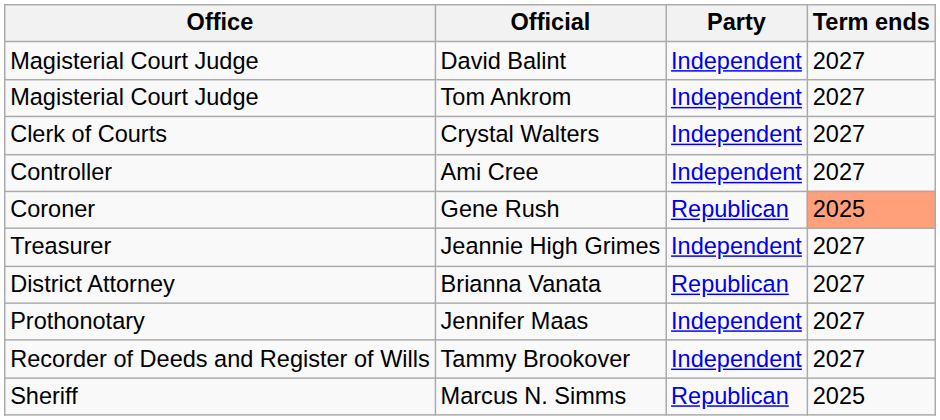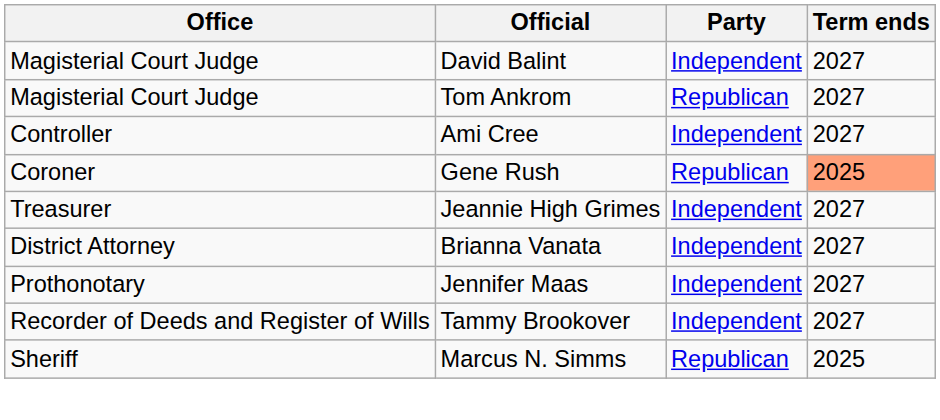(736, 97) Independent -> (730, 97) Republican
- row: (520, 135)
(730, 284) Republican -> (736, 246) Independent
